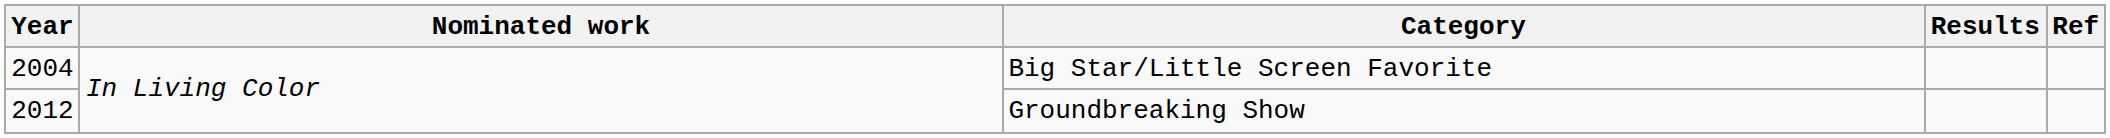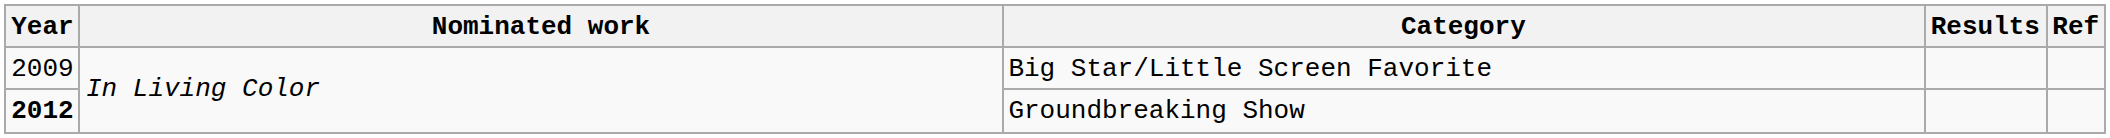(42, 69) 2004 -> (42, 69) 2009
(42, 111) normal -> (42, 111) bold
